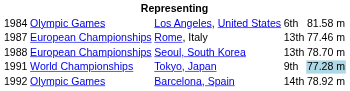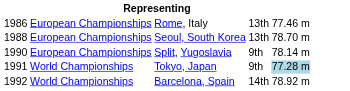- row: (218, 23)
(16, 38) 1987 -> (16, 23) 1986
+ row: (193, 52)
(68, 81) Olympic Games -> (82, 81) World Championships
